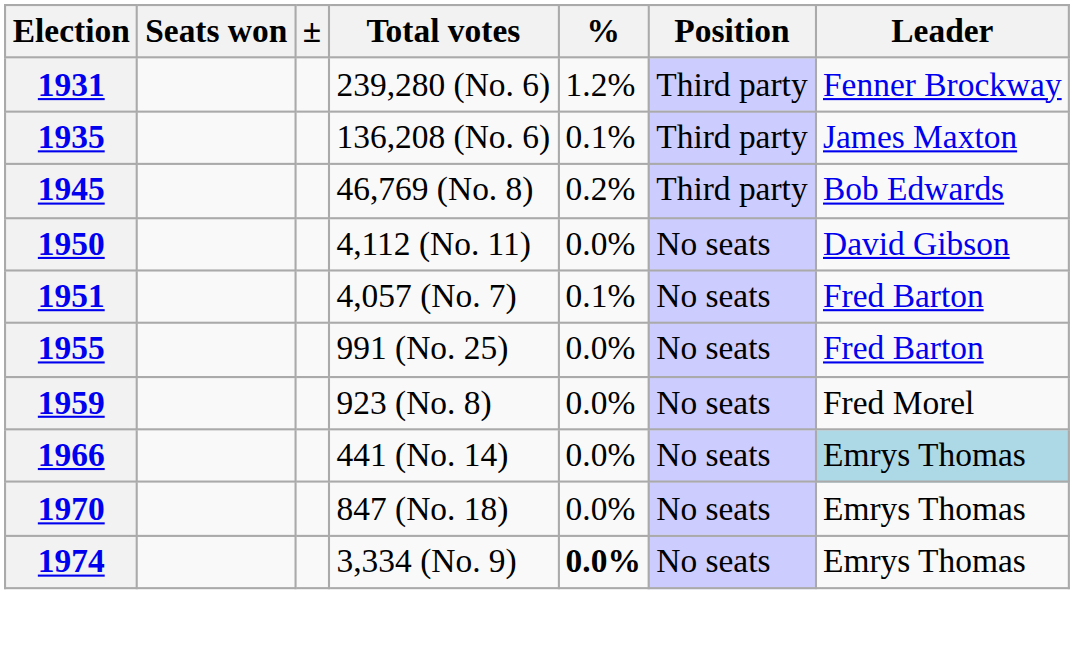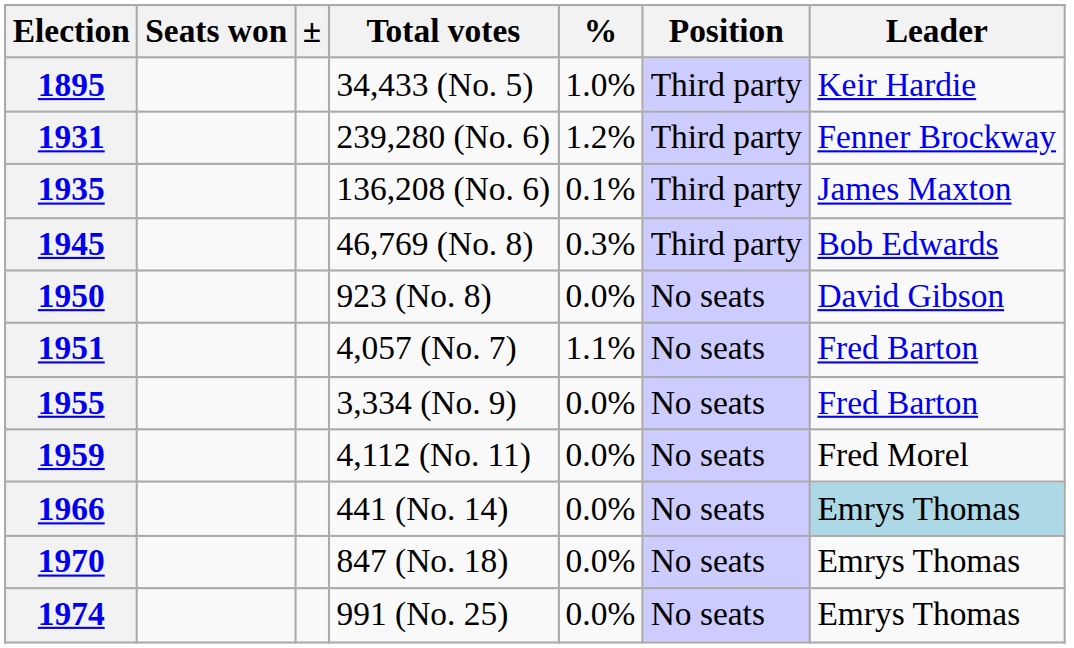+ row: (71, 84)
(600, 190) 0.2% -> (600, 243) 0.3%
(434, 243) 4,112 (No. 11) -> (414, 296) 923 (No. 8)
(600, 296) 0.1% -> (600, 349) 1.1%
(422, 349) 991 (No. 25) -> (427, 402) 3,334 (No. 9)
(414, 402) 923 (No. 8) -> (434, 455) 4,112 (No. 11)
(427, 561) 3,334 (No. 9) -> (422, 614) 991 (No. 25)
(603, 561) bold -> (600, 614) normal
